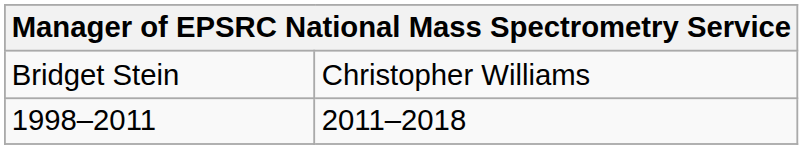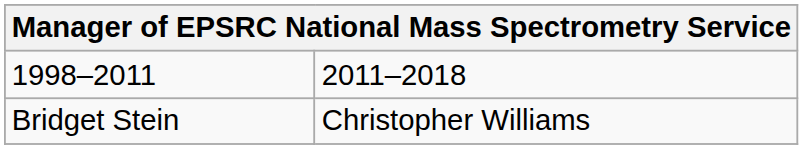rows swapped: (84, 120) <-> (95, 74)
